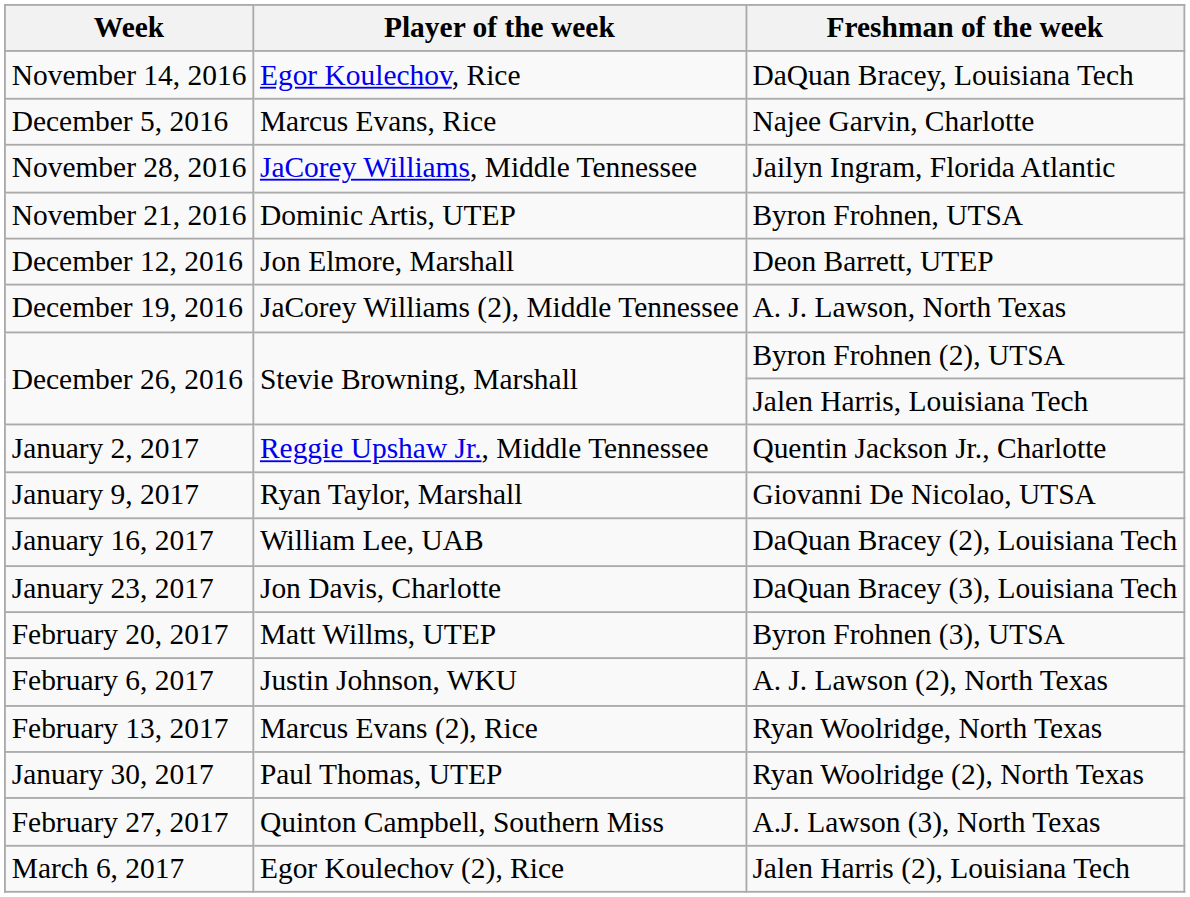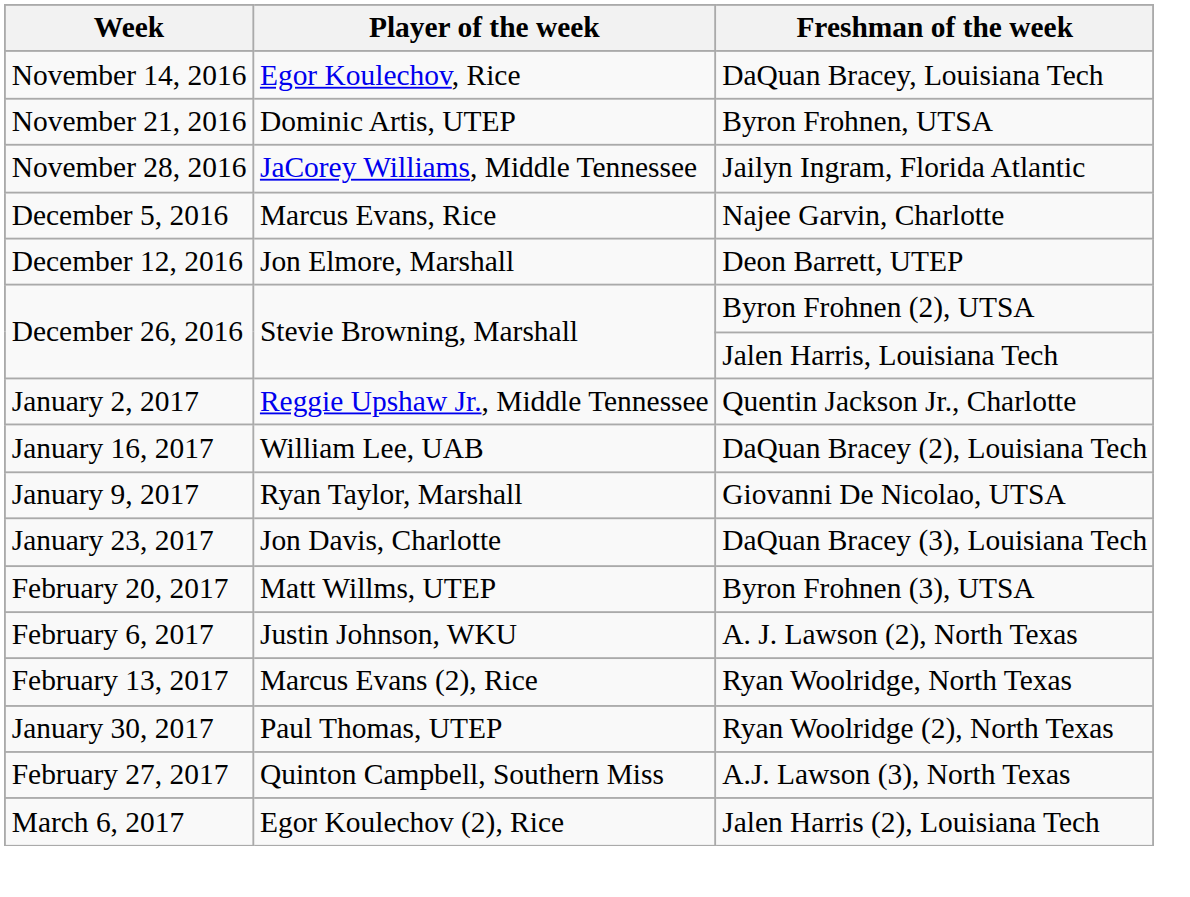rows swapped: (888, 214) <-> (893, 121)
- row: (909, 307)
rows swapped: (924, 494) <-> (965, 541)
